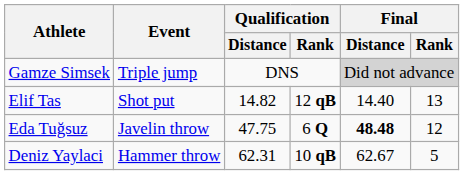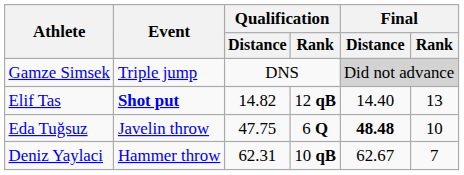(146, 100) normal -> (149, 100) bold
(434, 128) 12 -> (434, 128) 10
(434, 156) 5 -> (434, 156) 7
